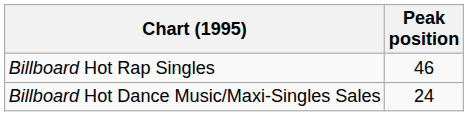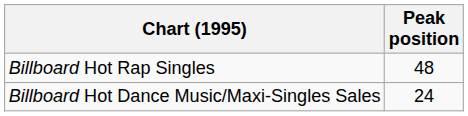(424, 67) 46 -> (424, 67) 48
